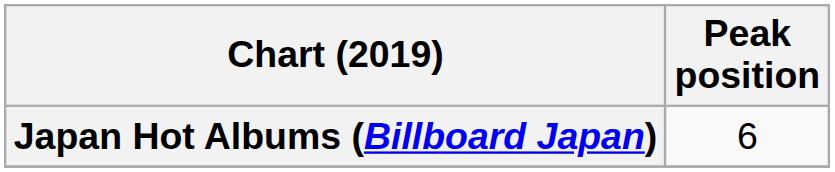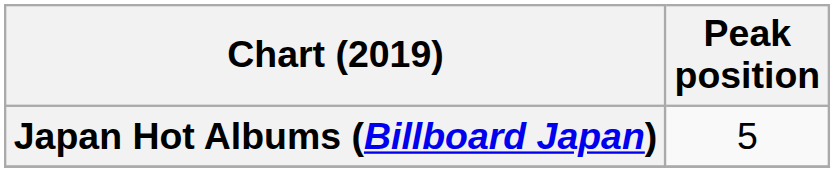(747, 135) 6 -> (747, 135) 5
